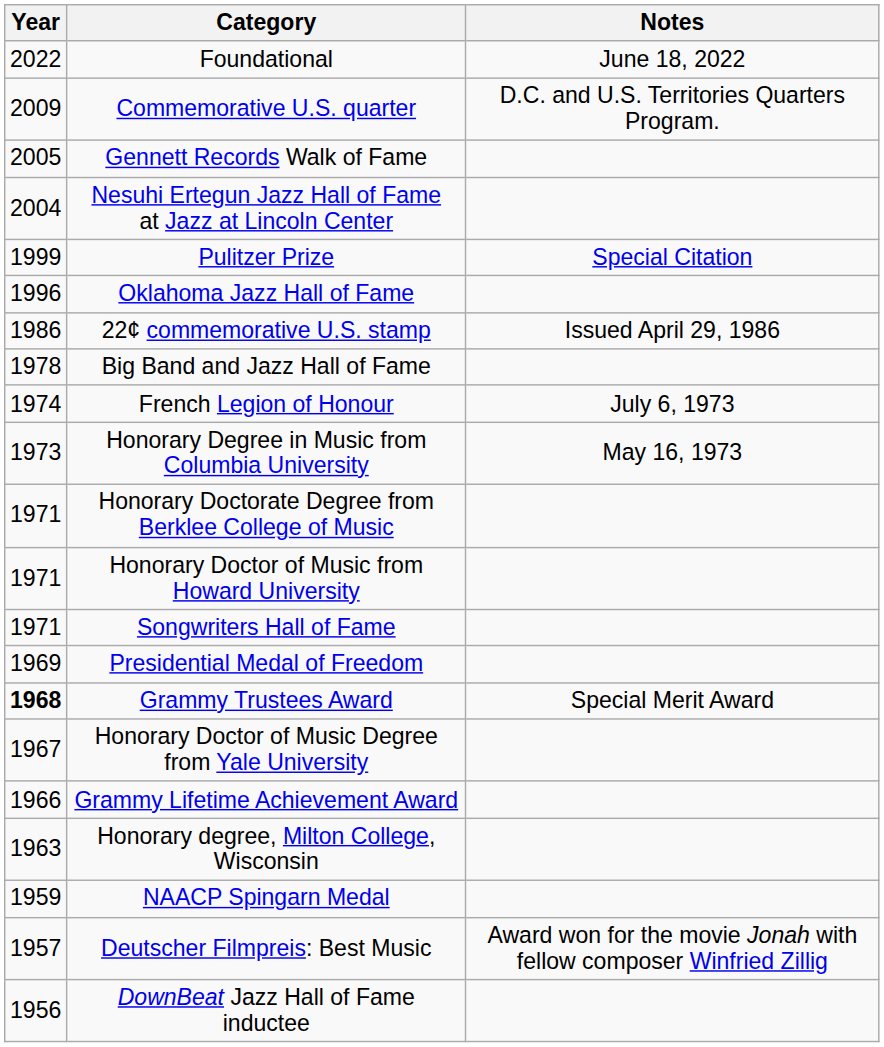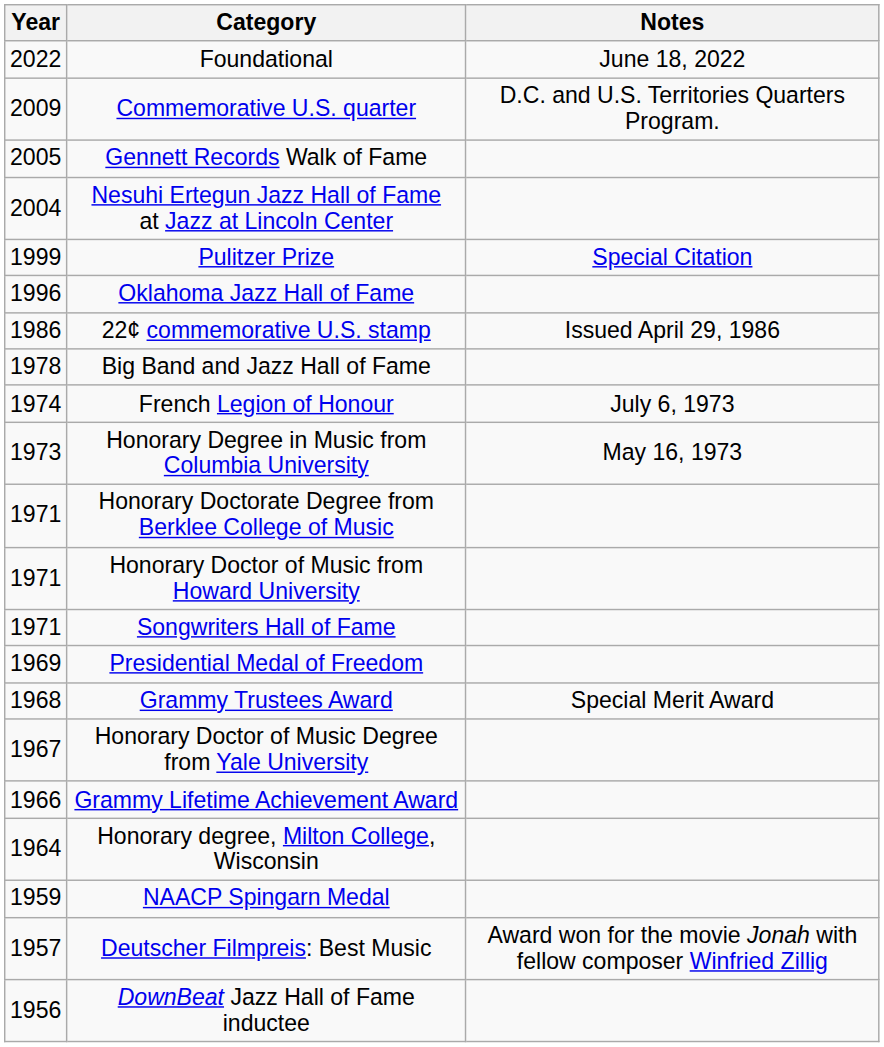(36, 700) bold -> (36, 700) normal
(36, 848) 1963 -> (36, 848) 1964
